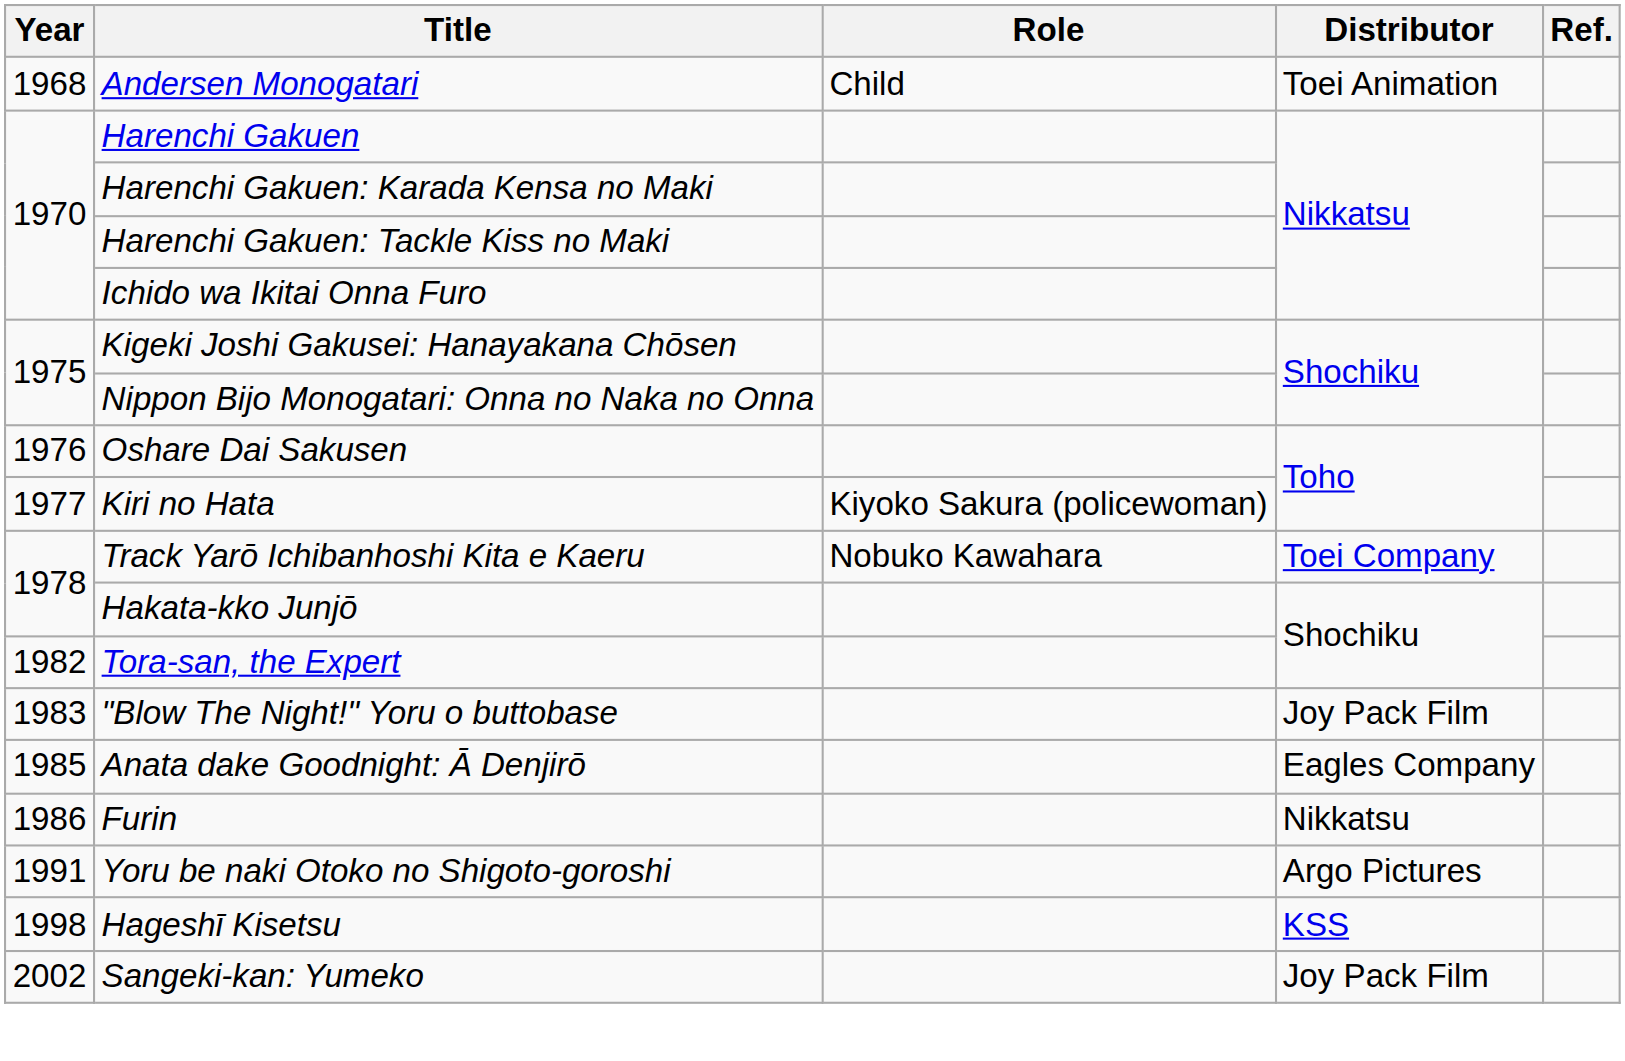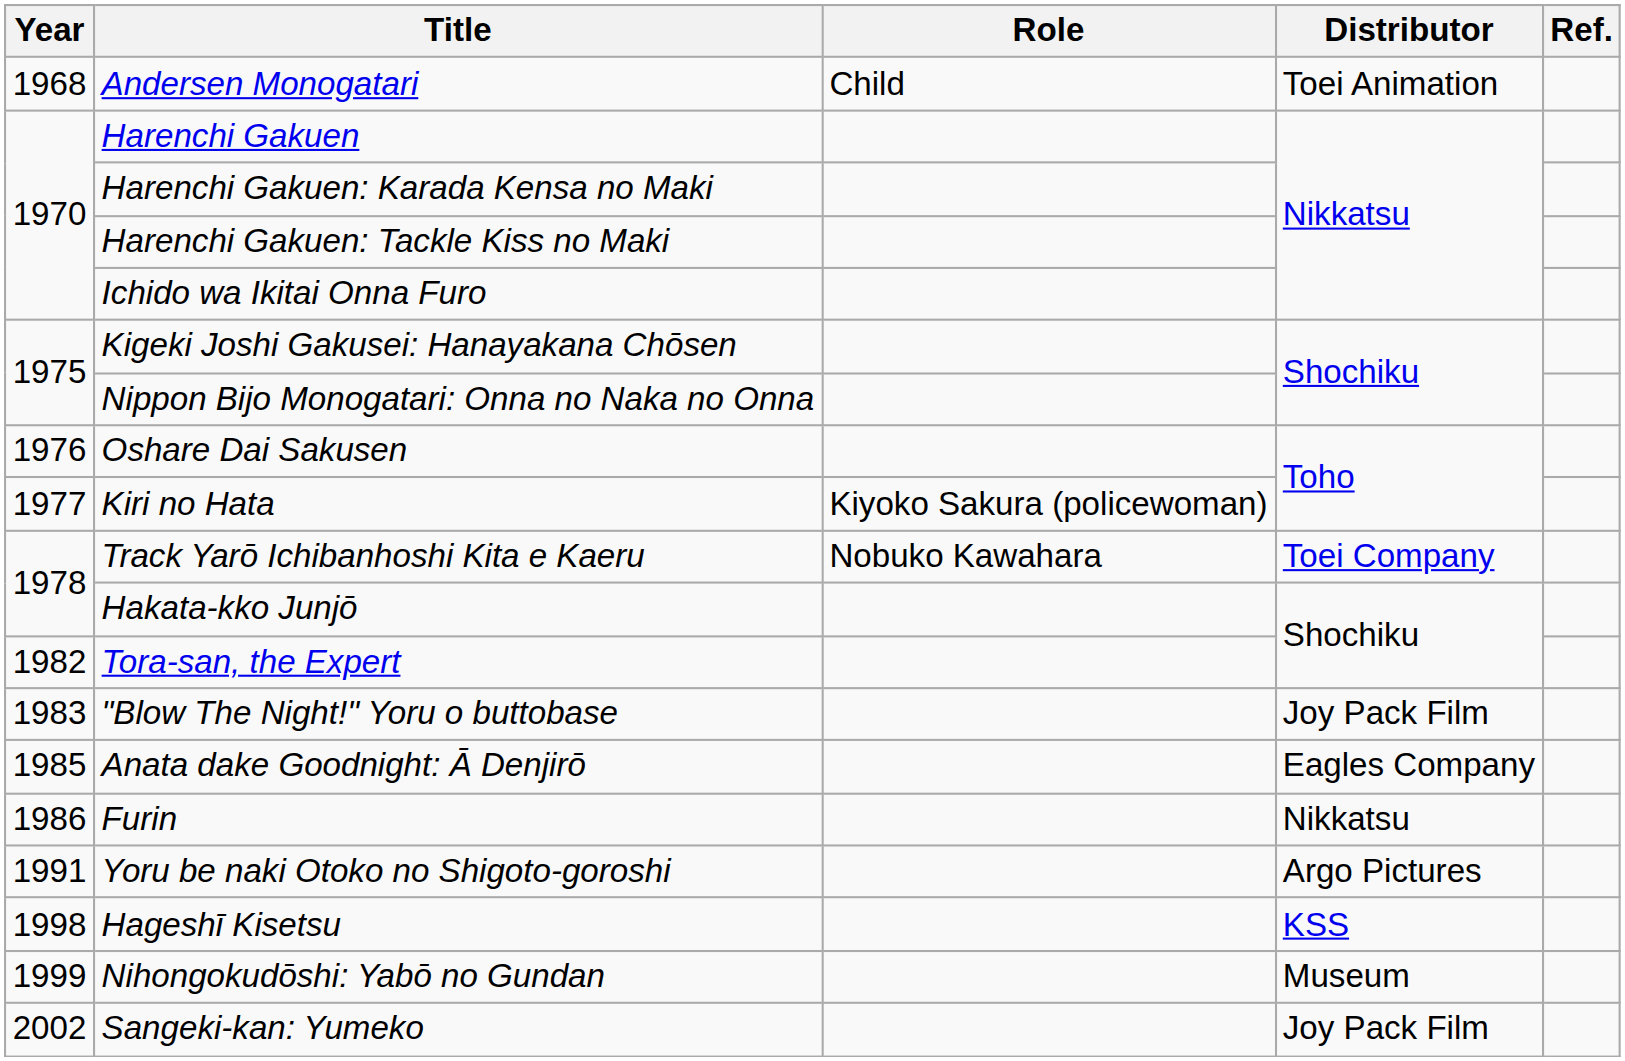+ row: (353, 976)
